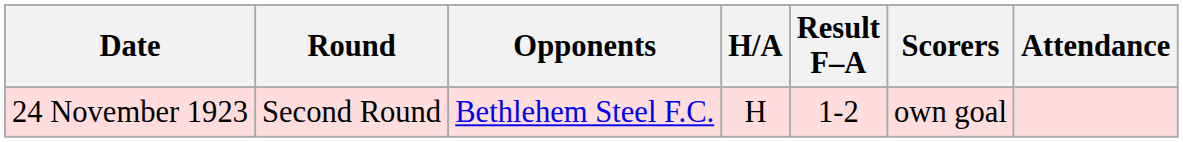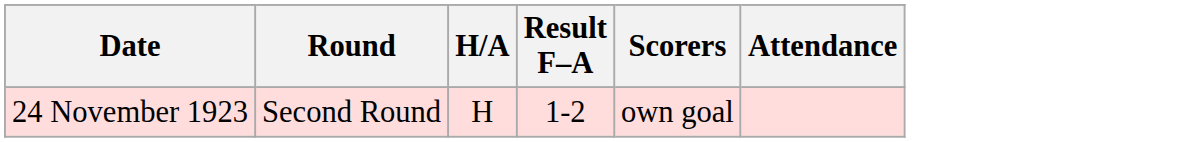- column: (585, 45)
